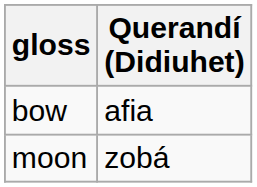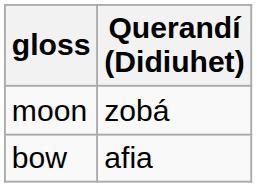rows swapped: (50, 157) <-> (39, 109)
